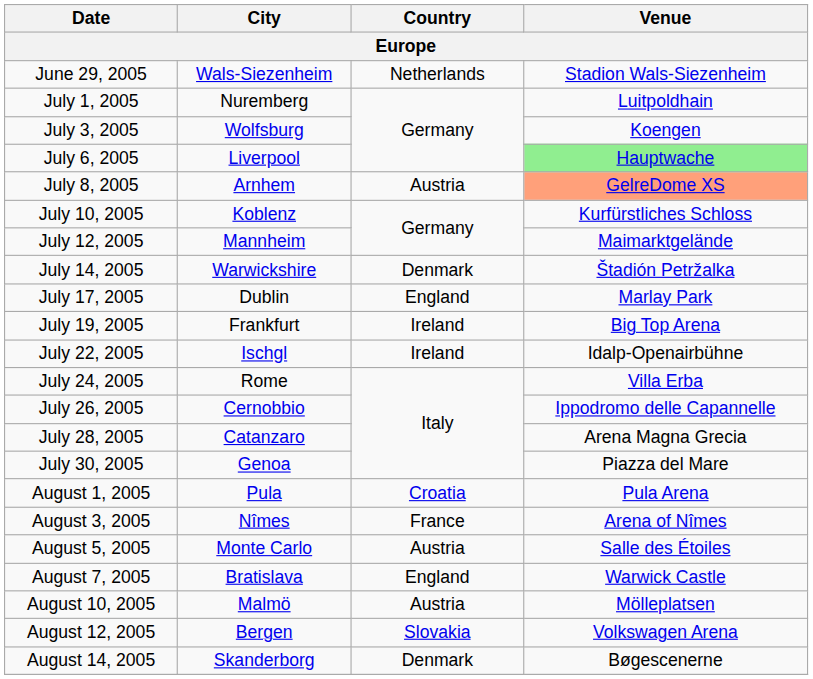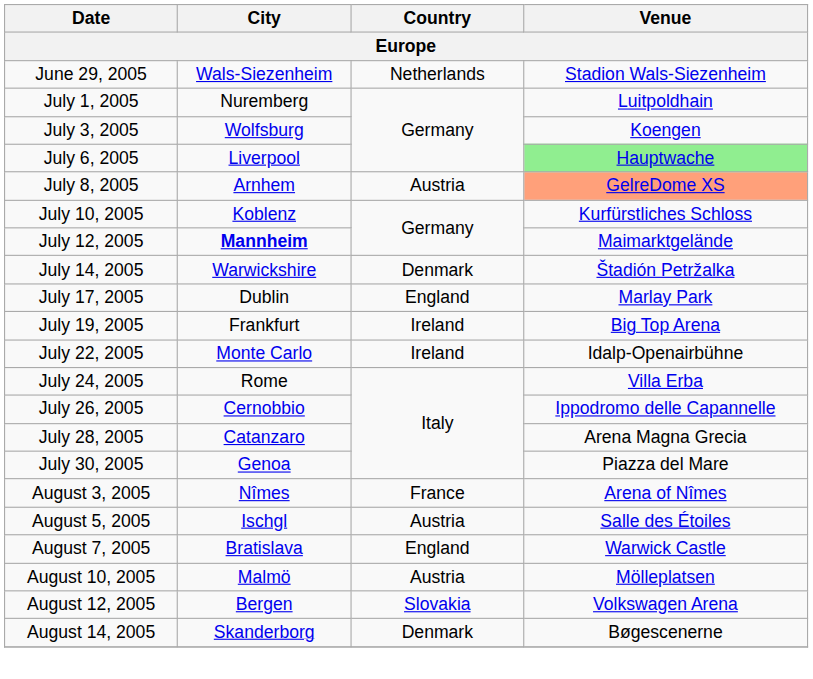(264, 241) normal -> (264, 241) bold
(264, 353) Ischgl -> (264, 353) Monte Carlo
- row: (91, 492)
(264, 548) Monte Carlo -> (264, 520) Ischgl
